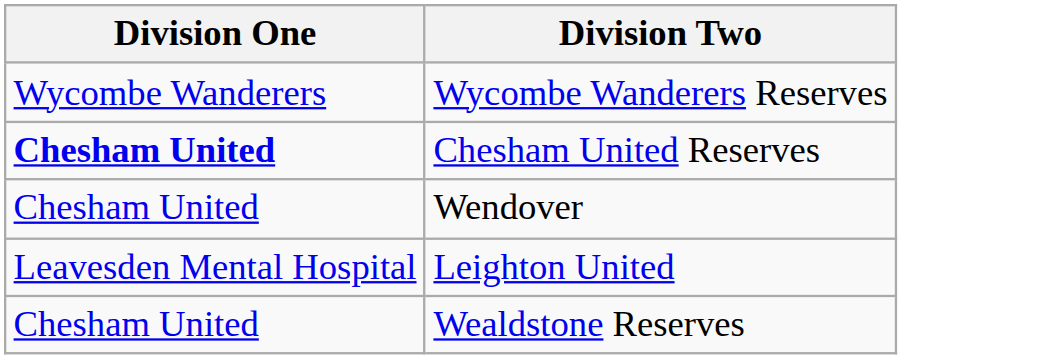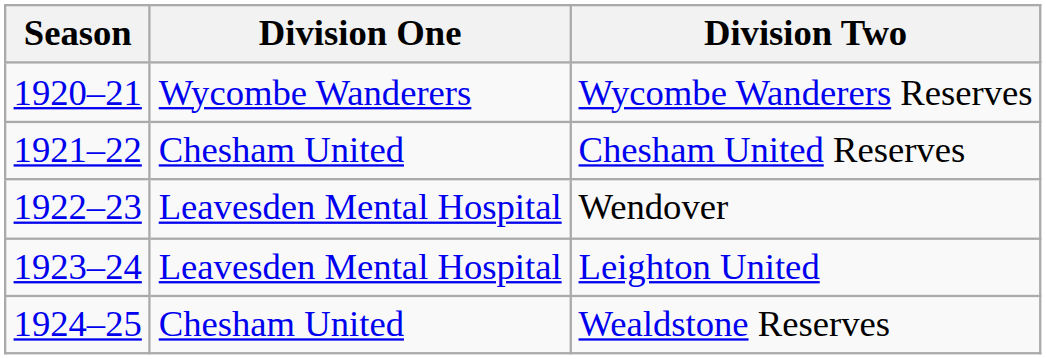+ column: (78, 33)
(144, 149) bold -> (281, 149) normal
(136, 207) Chesham United -> (360, 207) Leavesden Mental Hospital
